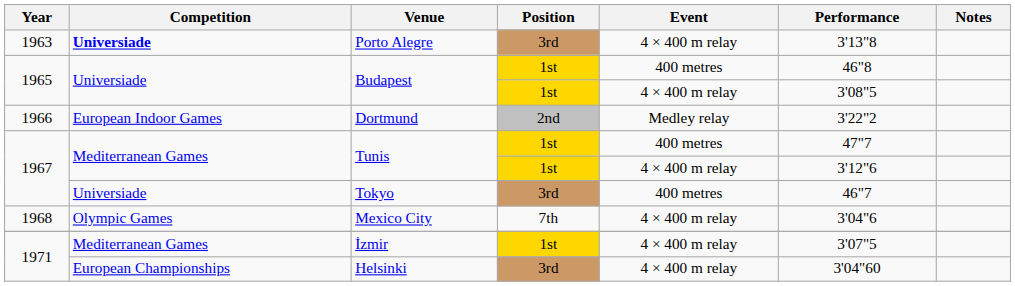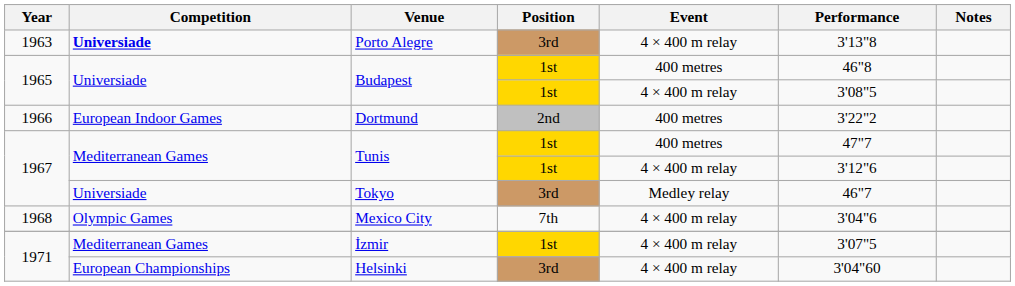(689, 118) Medley relay -> (689, 118) 400 metres
(689, 193) 400 metres -> (689, 193) Medley relay
